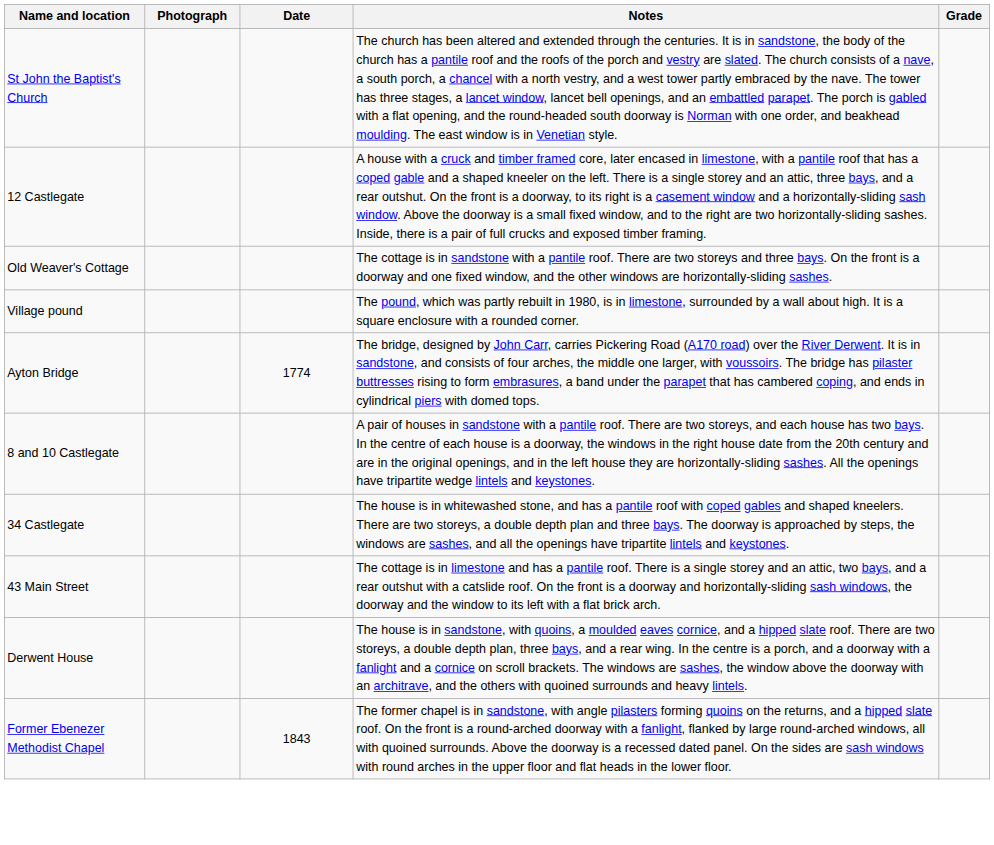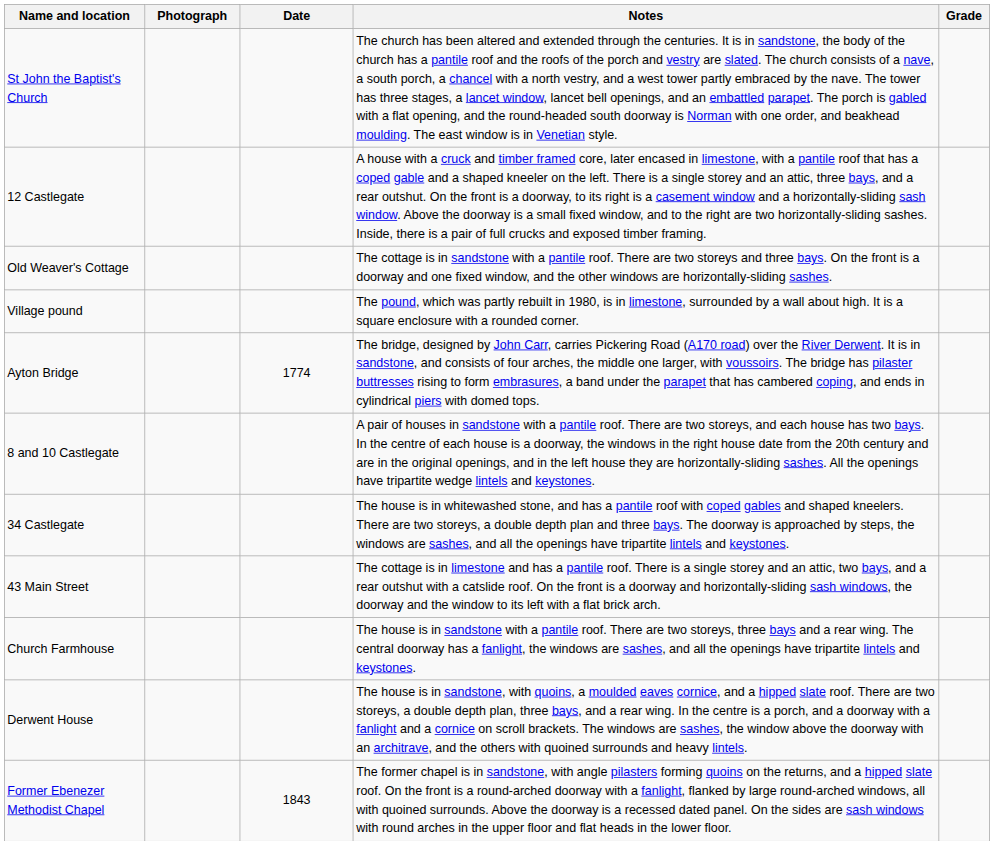+ row: (61, 648)
